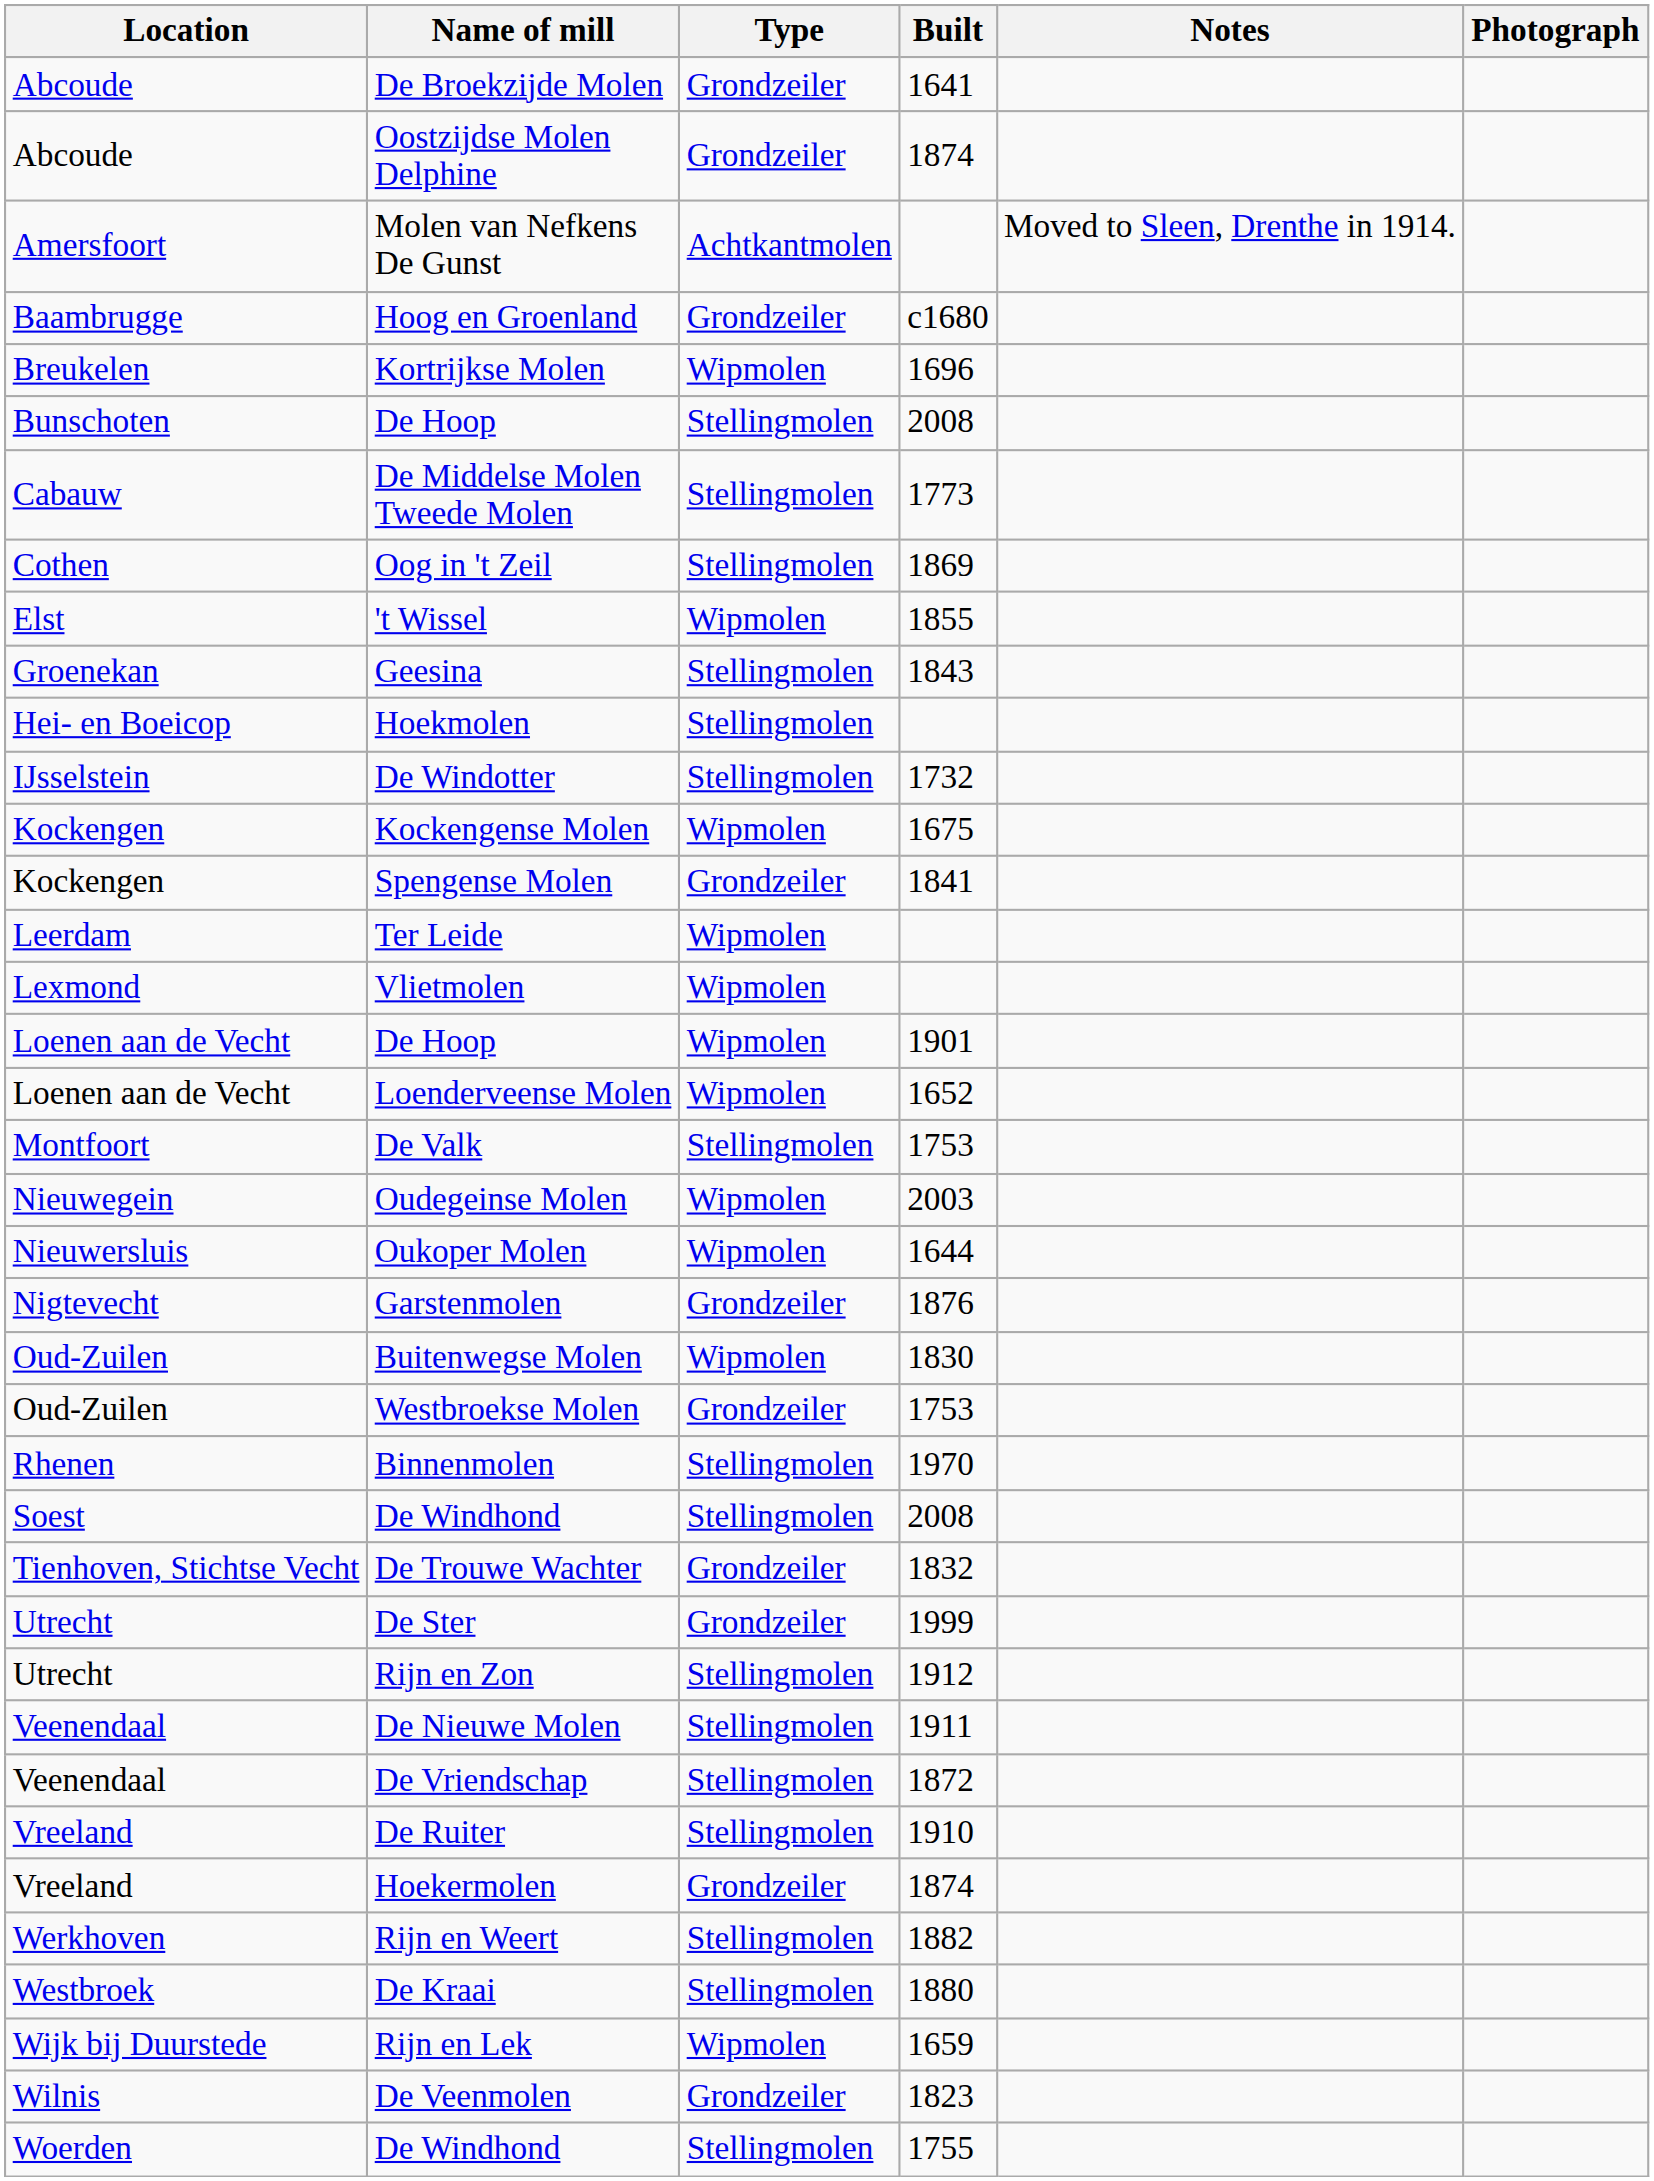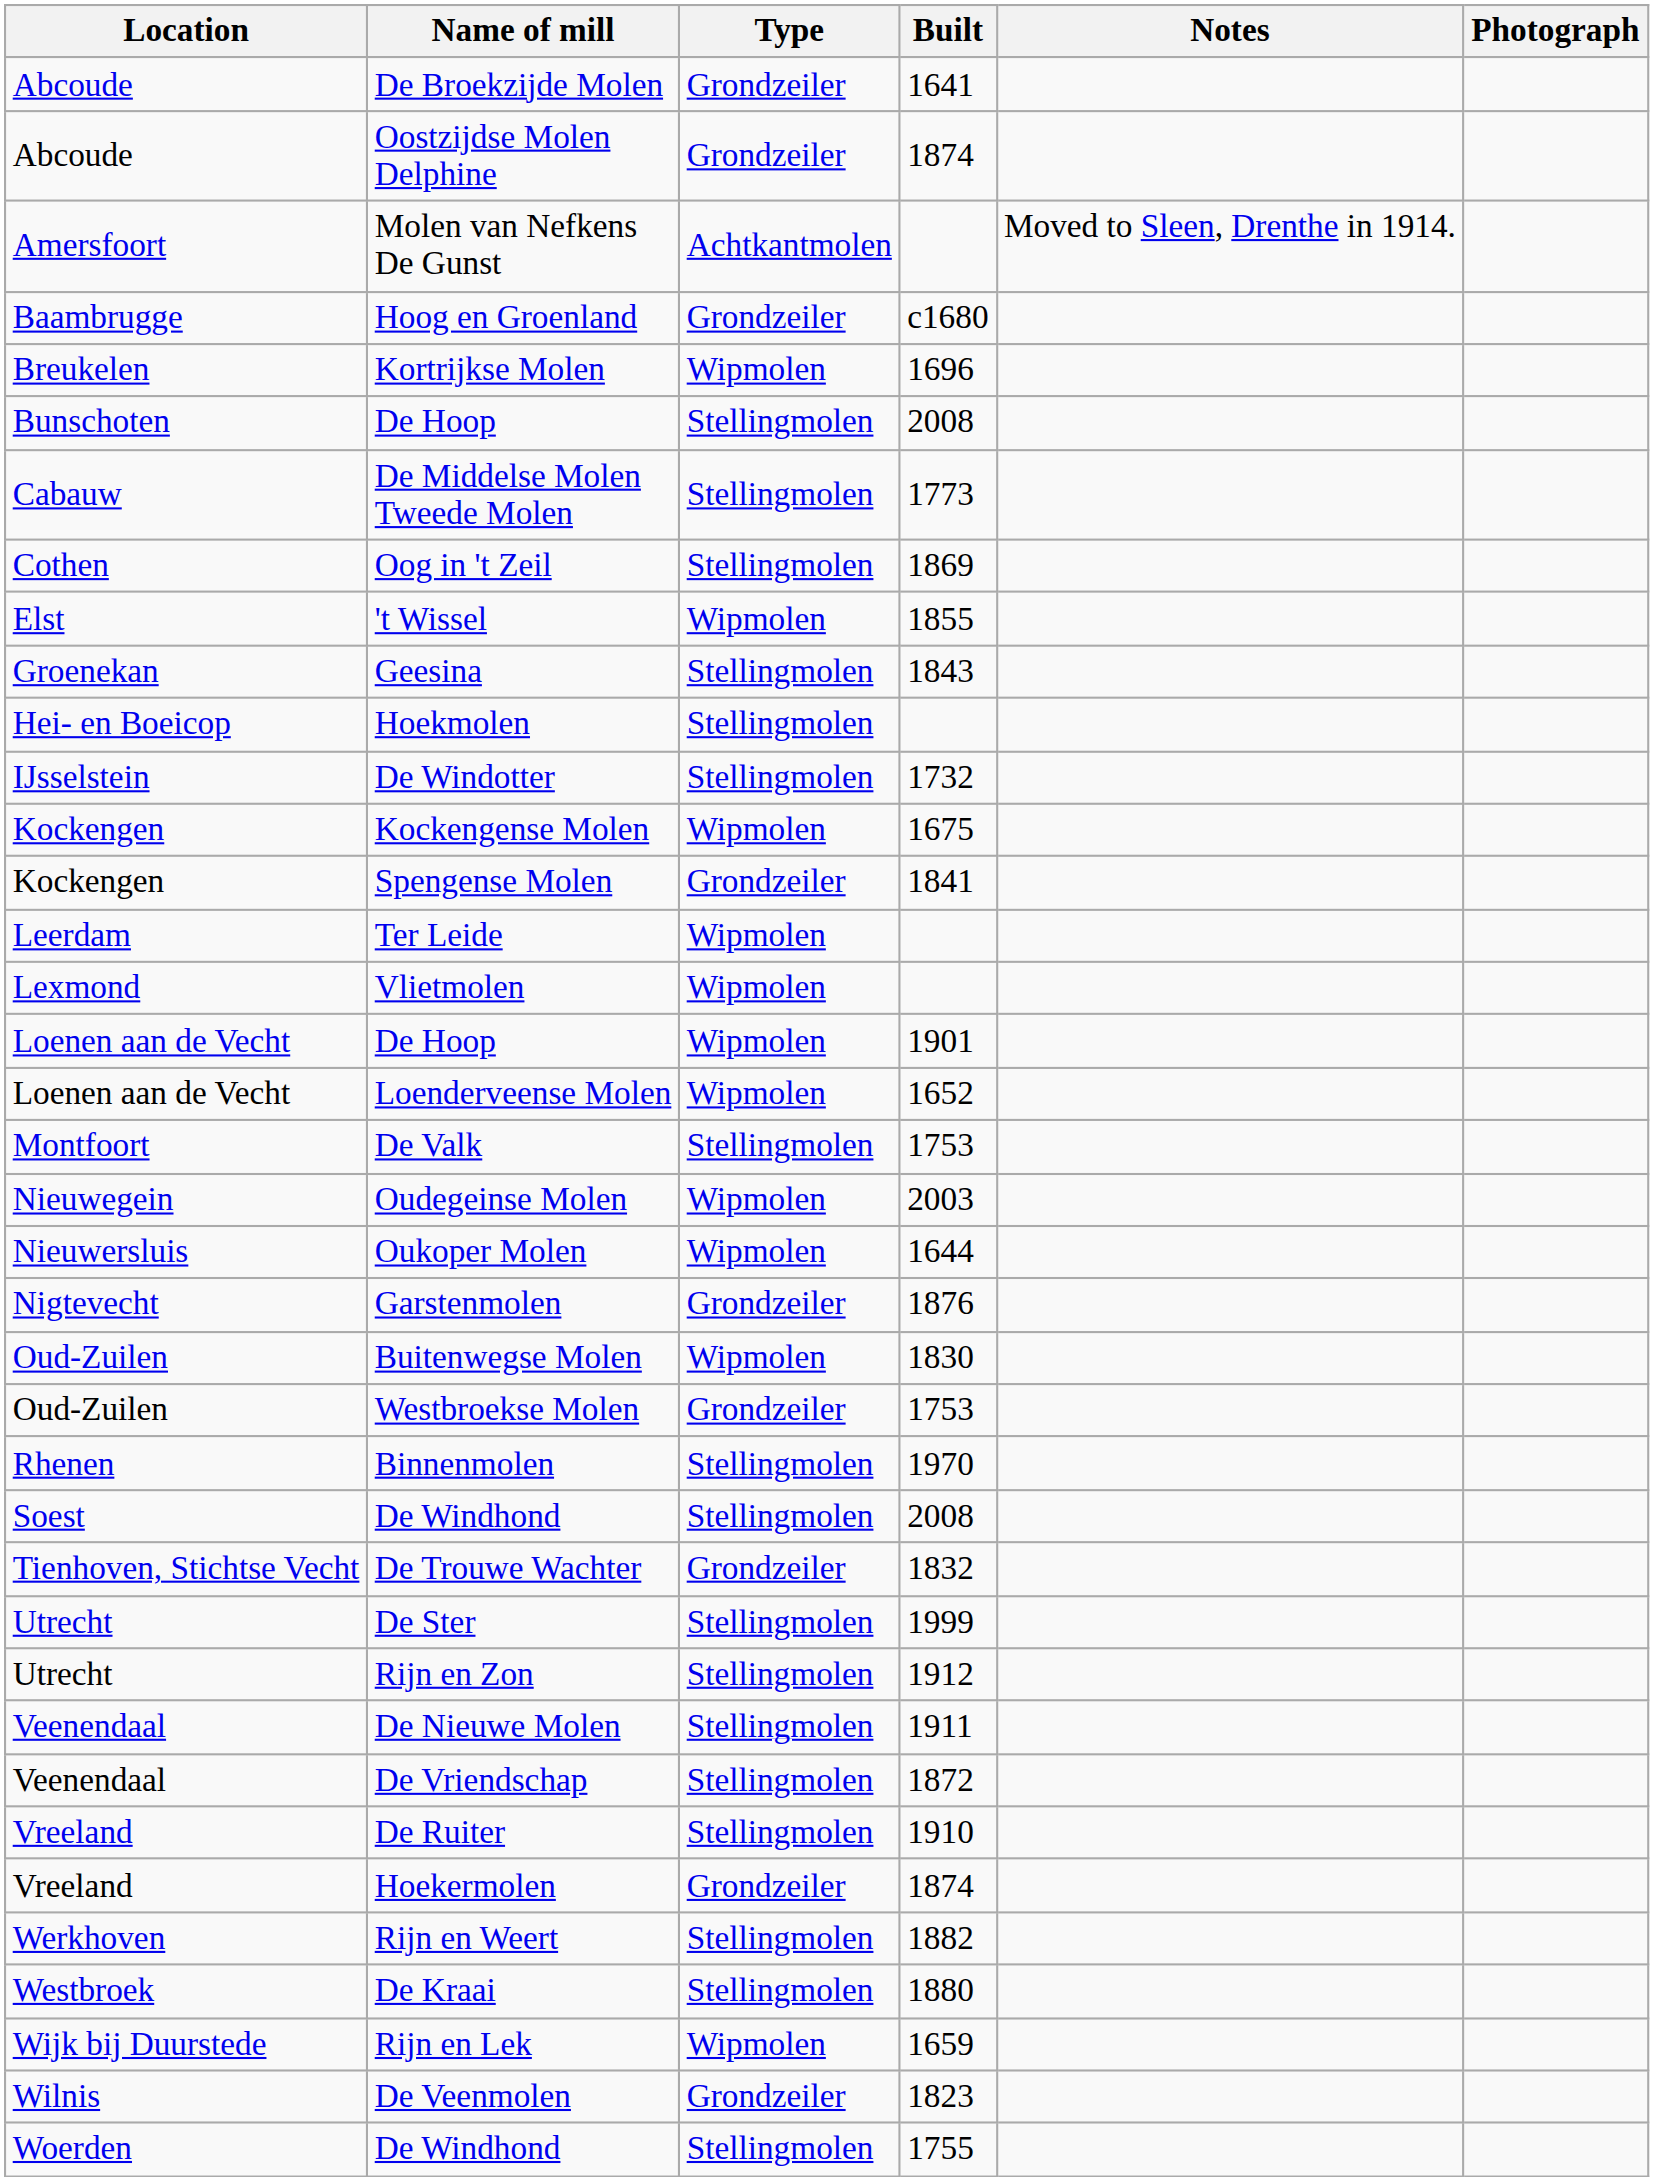(766, 1621) Grondzeiler -> (780, 1621) Stellingmolen
